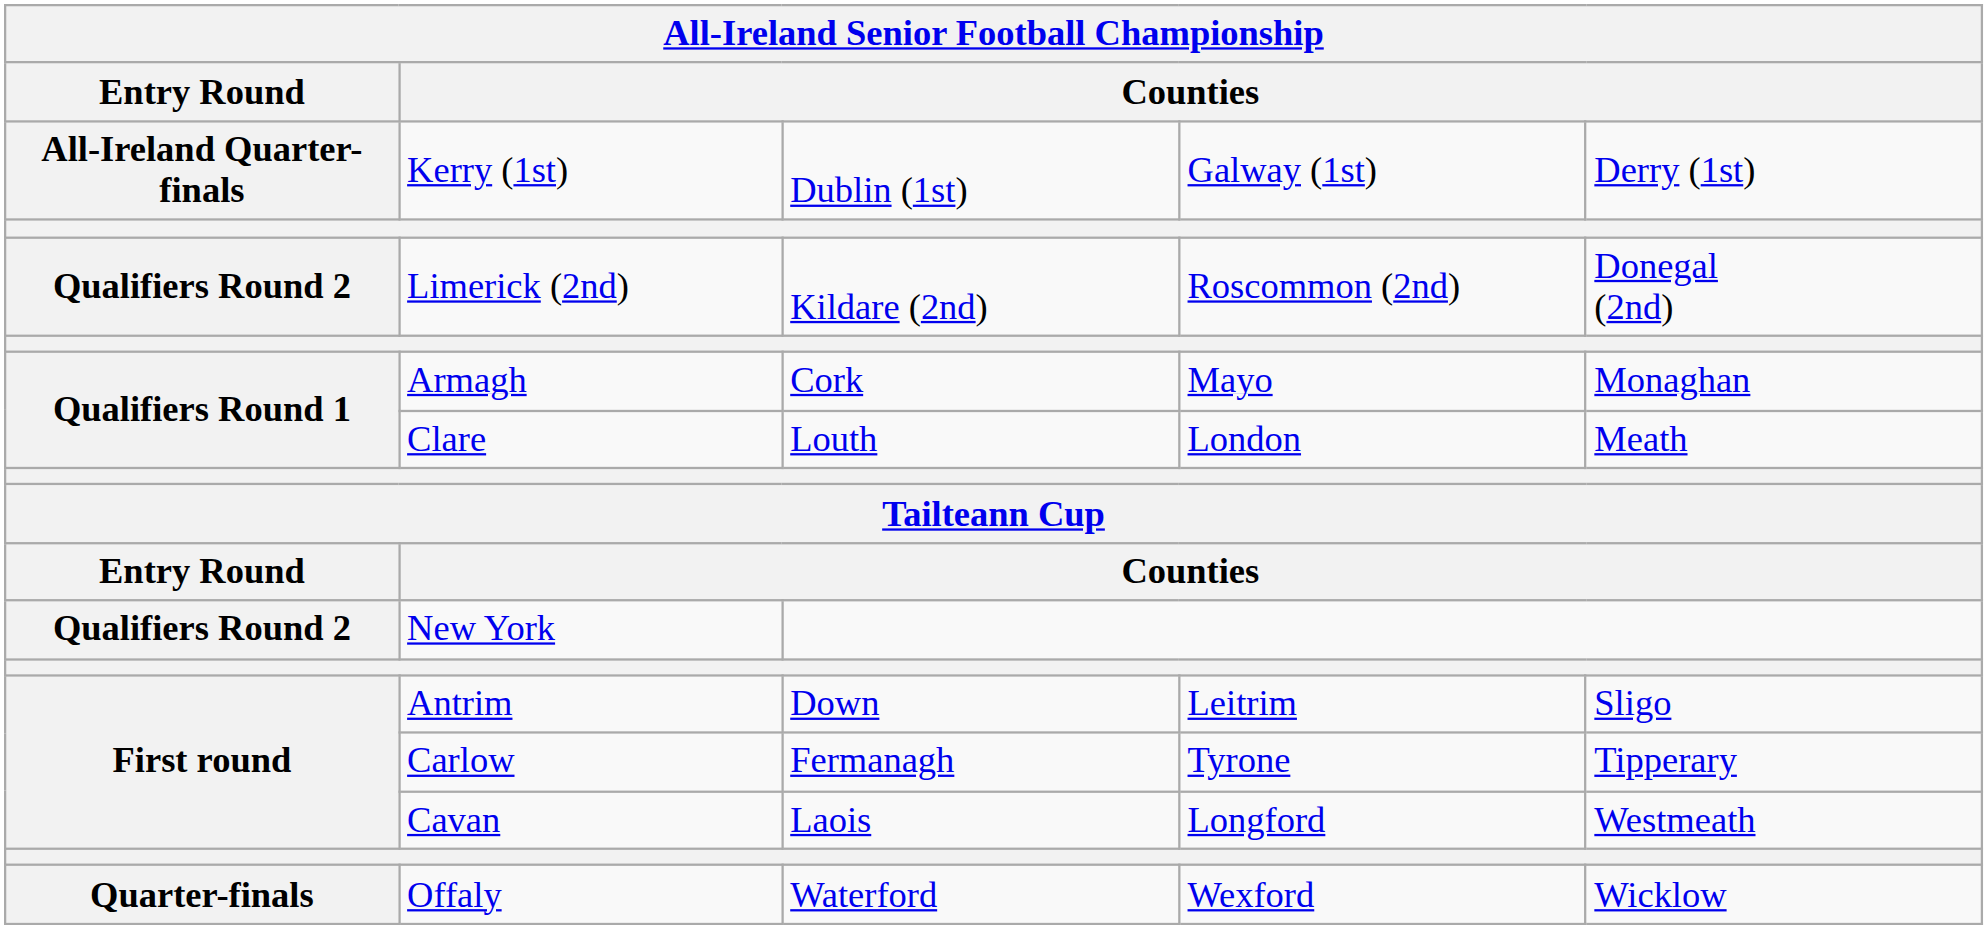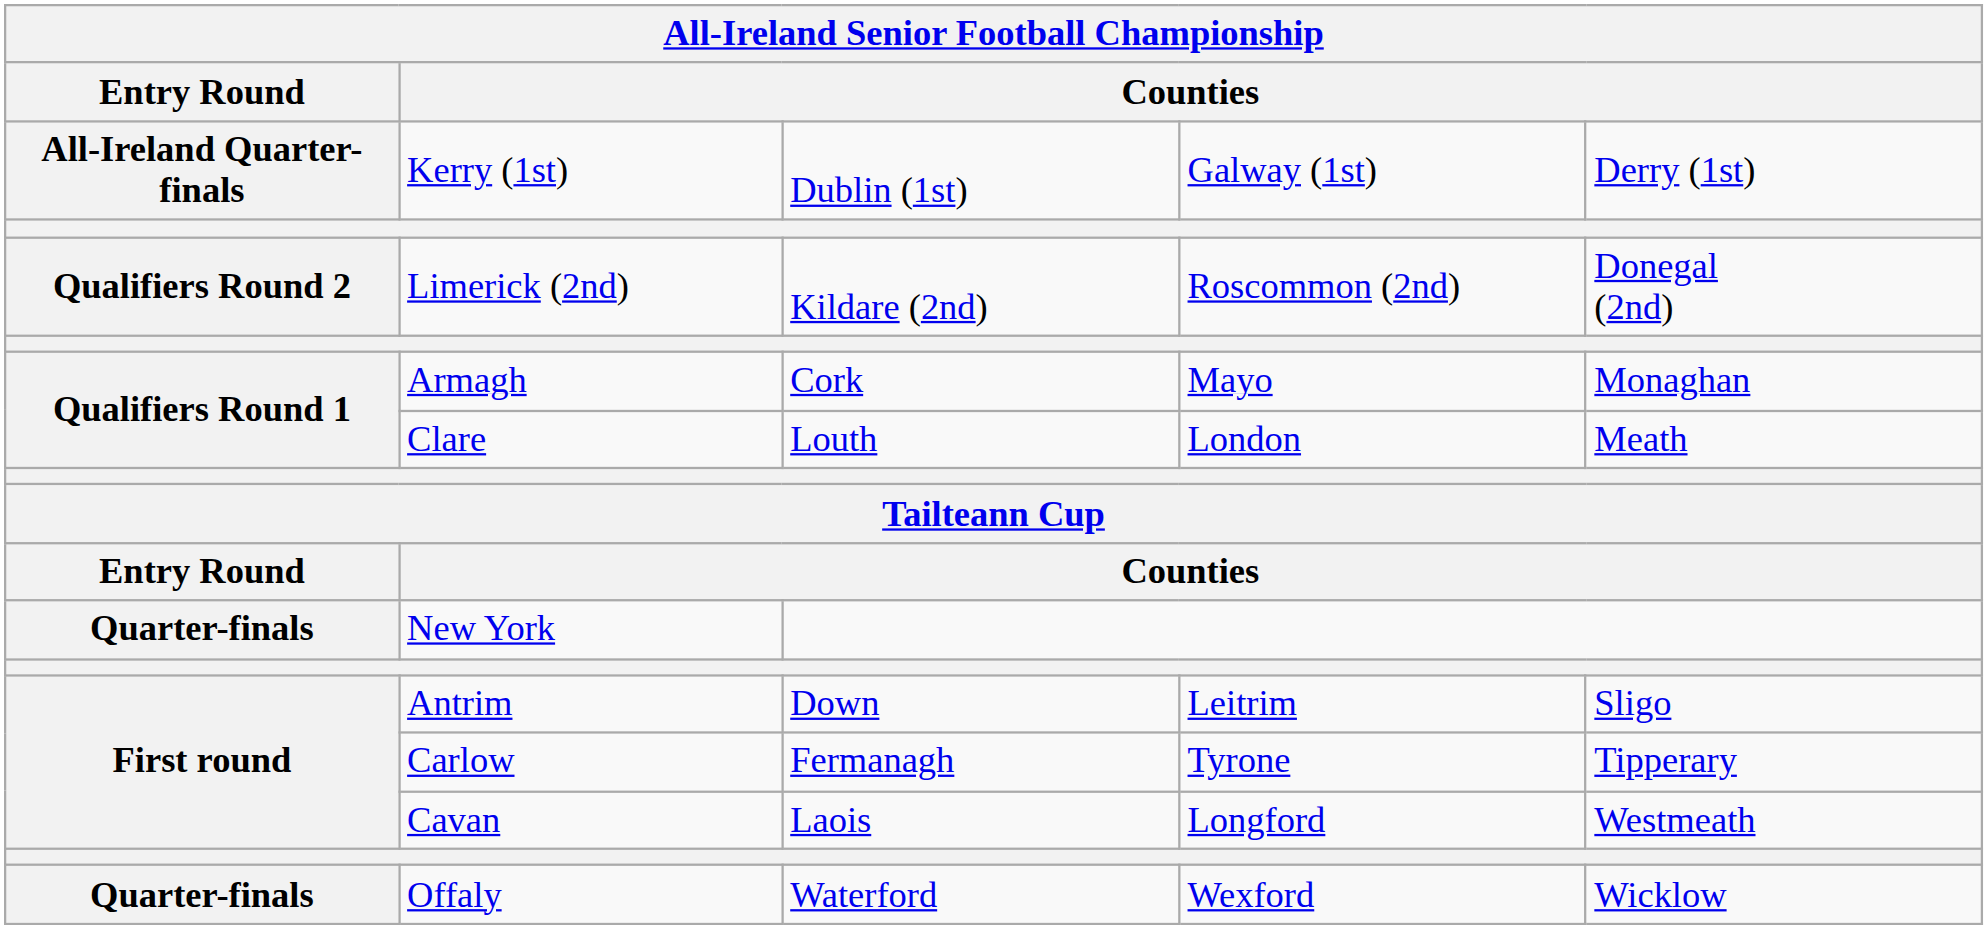(202, 628) Qualifiers Round 2 -> (202, 628) Quarter-finals
